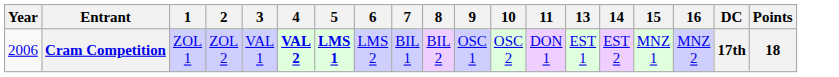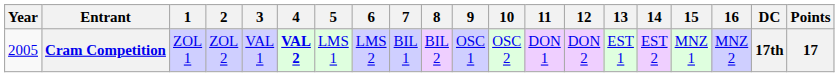+ column: (584, 16)
(23, 49) 2006 -> (23, 49) 2005
(334, 49) bold -> (333, 49) normal
(773, 49) 18 -> (811, 49) 17
